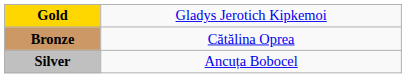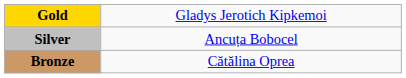rows swapped: (53, 61) <-> (53, 38)
